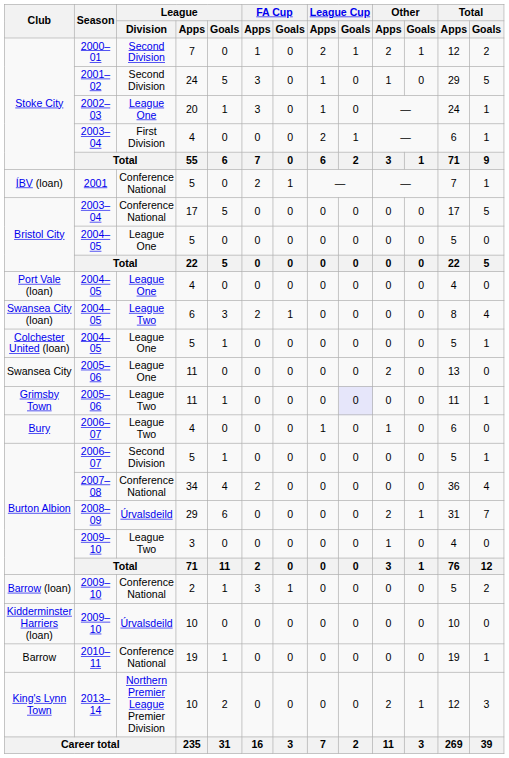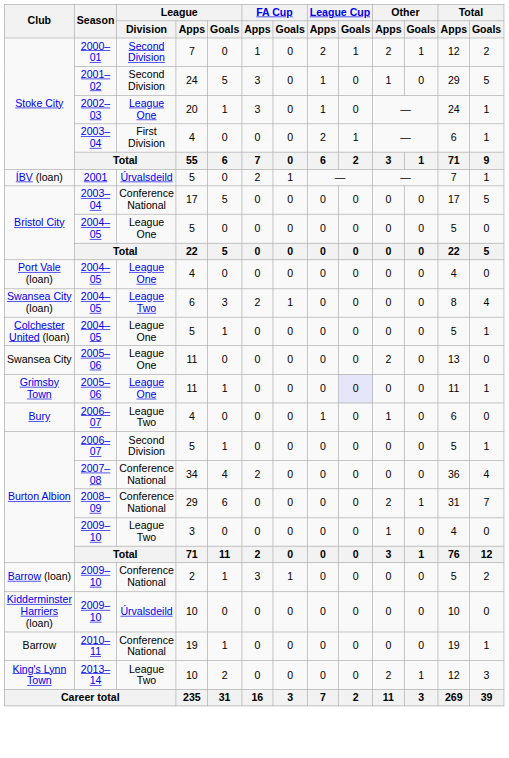(147, 183) Conference National -> (147, 177) Úrvalsdeild
(147, 400) League Two -> (147, 388) League One
(147, 515) Úrvalsdeild -> (147, 503) Conference National
(147, 704) Northern Premier League Premier Division -> (147, 675) League Two
